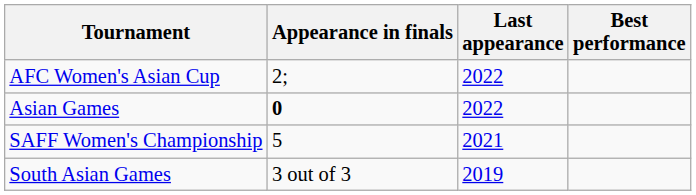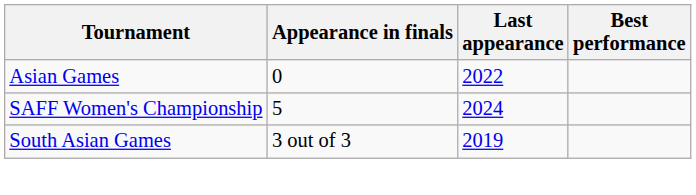- row: (115, 76)
(277, 108) bold -> (277, 76) normal
(483, 141) 2021 -> (483, 108) 2024
